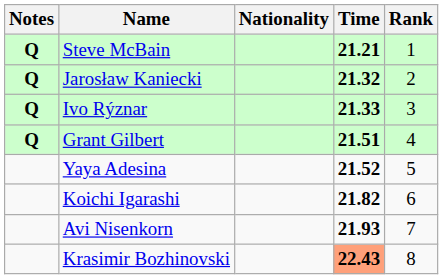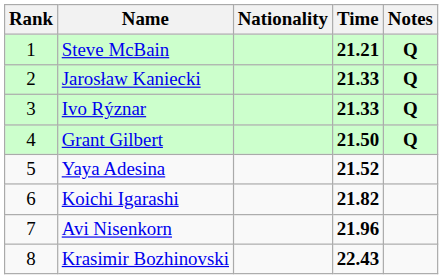columns swapped: (411, 19) <-> (31, 19)
(359, 79) 21.32 -> (358, 79) 21.33
(359, 139) 21.51 -> (358, 139) 21.50
(359, 229) 21.93 -> (358, 229) 21.96
(359, 259) lightsalmon background -> (358, 259) no background
